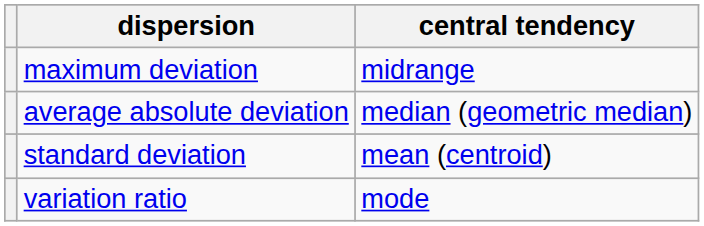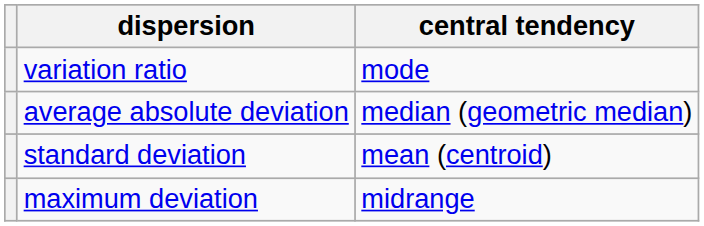rows swapped: (105, 198) <-> (141, 69)
